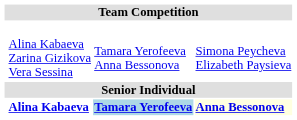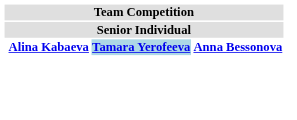- row: (50, 58)
(240, 107) lightyellow background -> (238, 47) no background
